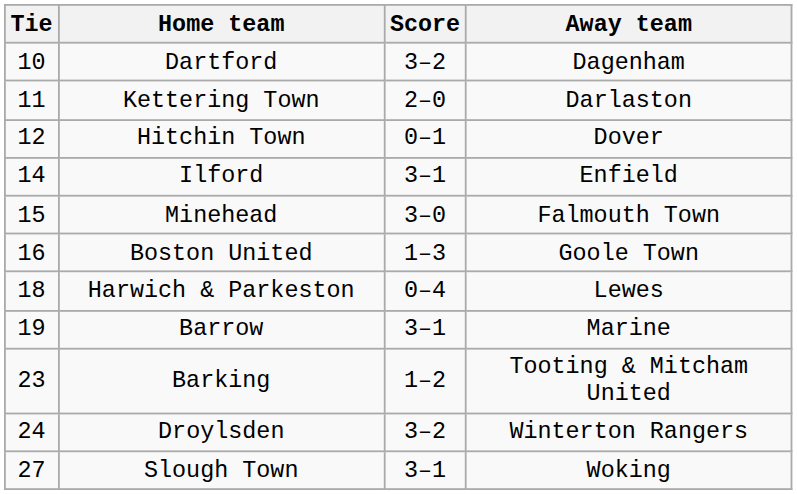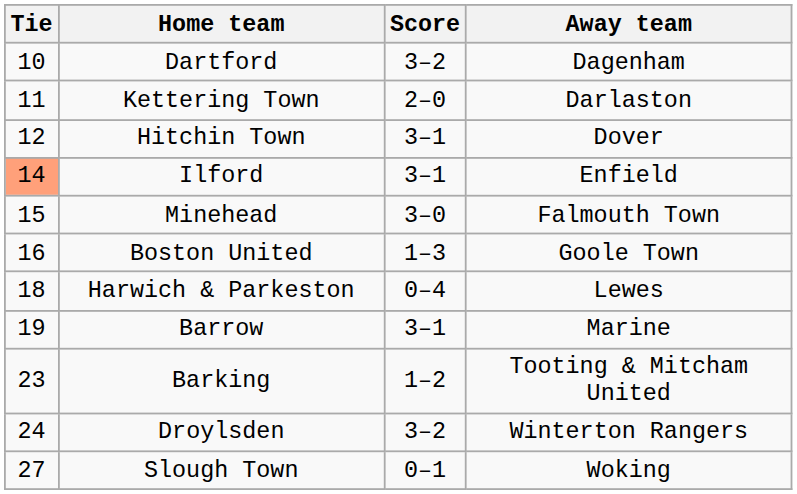(425, 138) 0–1 -> (425, 138) 3–1
(32, 177) no background -> (32, 177) lightsalmon background
(425, 470) 3–1 -> (425, 470) 0–1
